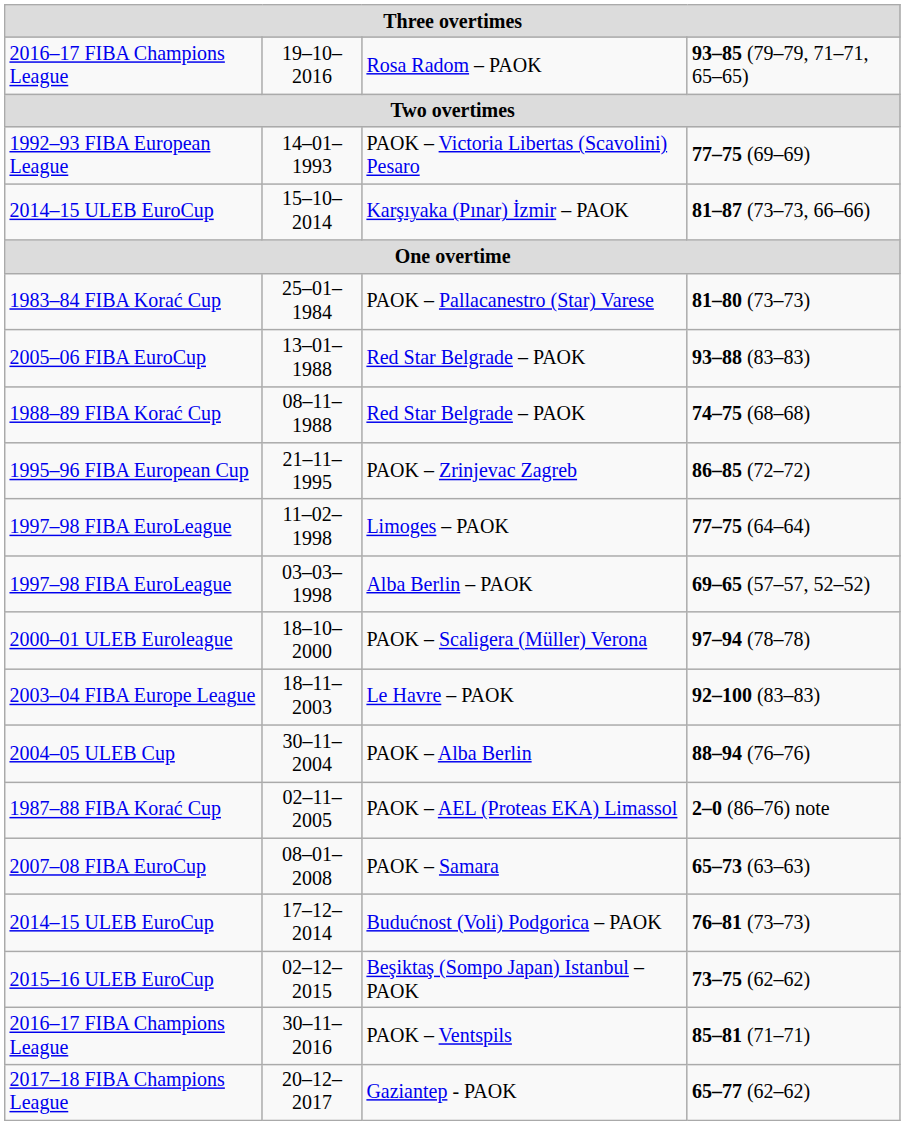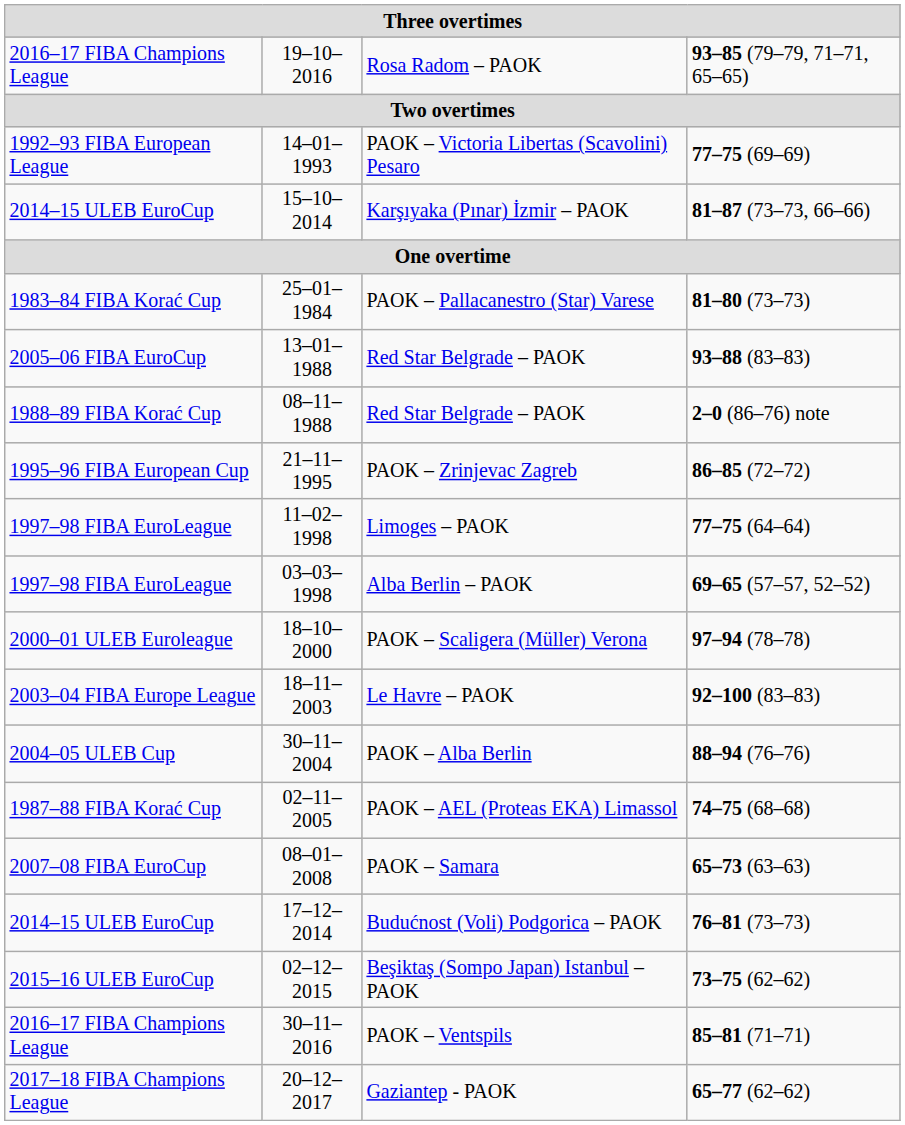(751, 413) 74–75 (68–68) -> (761, 413) 2–0 (86–76) note
(761, 809) 2–0 (86–76) note -> (751, 809) 74–75 (68–68)
